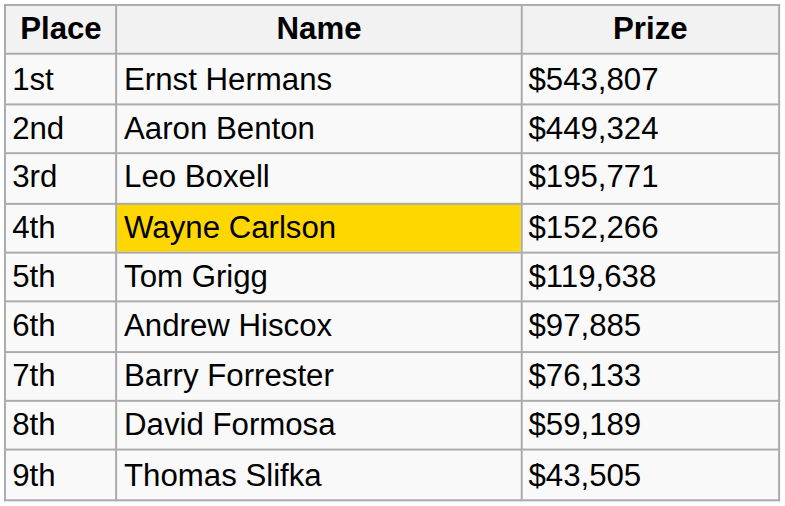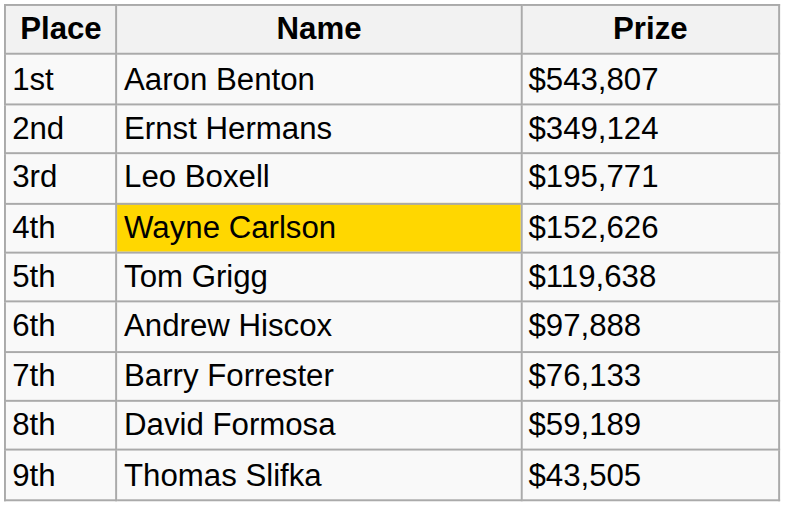(228, 78) Ernst Hermans -> (219, 78) Aaron Benton
(219, 128) Aaron Benton -> (228, 128) Ernst Hermans
(593, 128) $449,324 -> (593, 128) $349,124
(593, 227) $152,266 -> (593, 227) $152,626
(585, 326) $97,885 -> (585, 326) $97,888
